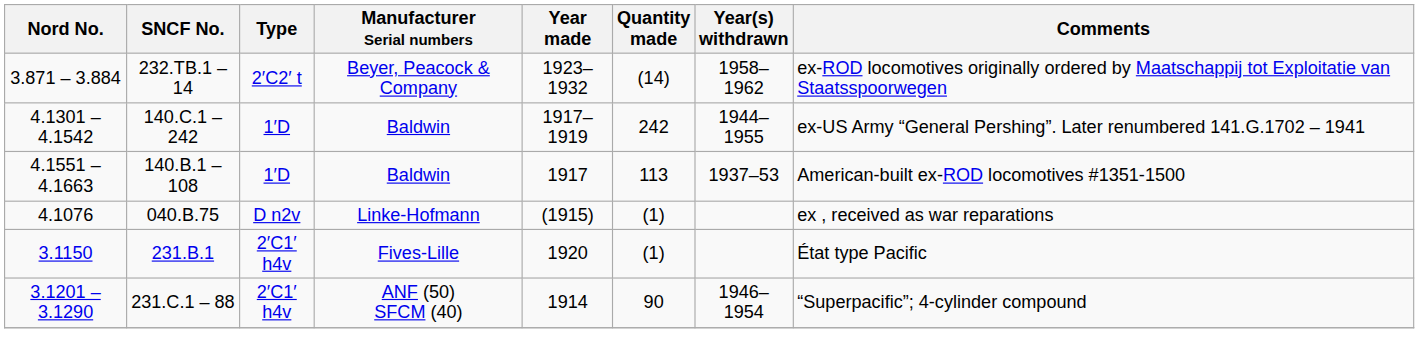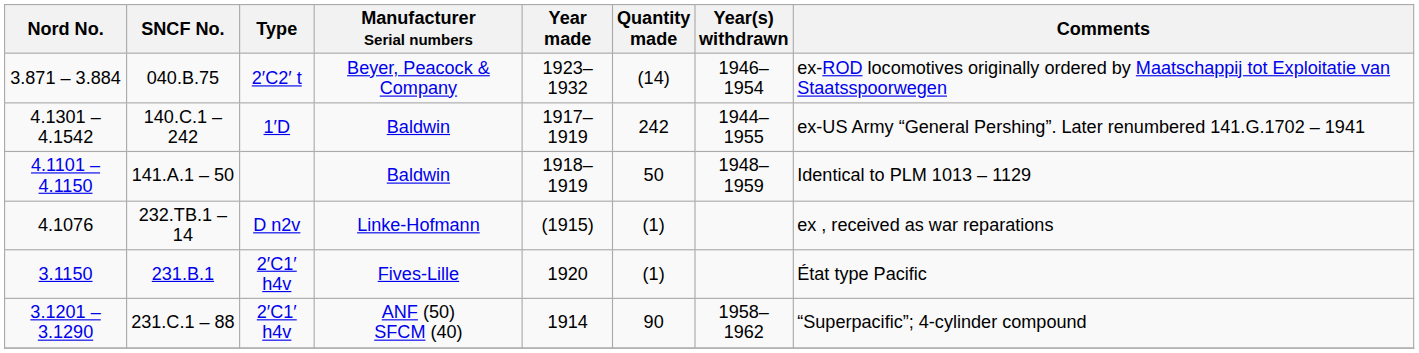(183, 78) 232.TB.1 – 14 -> (183, 78) 040.B.75
(744, 78) 1958–1962 -> (744, 78) 1946–1954
- row: (66, 176)
+ row: (66, 176)
(183, 214) 040.B.75 -> (183, 225) 232.TB.1 – 14
(744, 302) 1946–1954 -> (744, 323) 1958–1962
